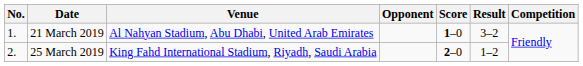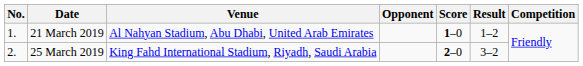(489, 33) 3–2 -> (489, 33) 1–2
(489, 52) 1–2 -> (489, 52) 3–2
